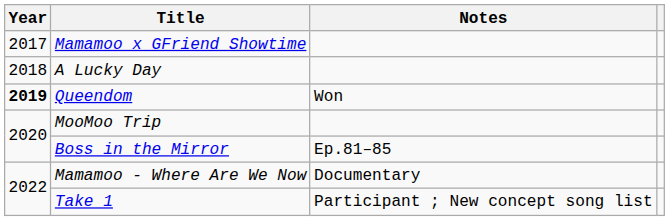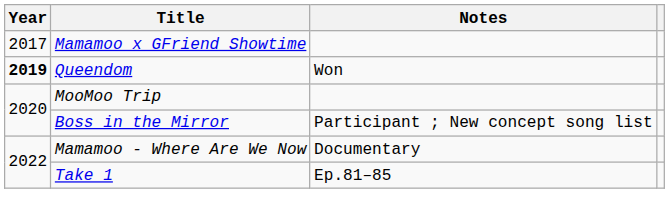- row: (108, 70)
(353, 149) Ep.81–85 -> (483, 123) Participant ; New concept song list
(483, 202) Participant ; New concept song list -> (353, 175) Ep.81–85
